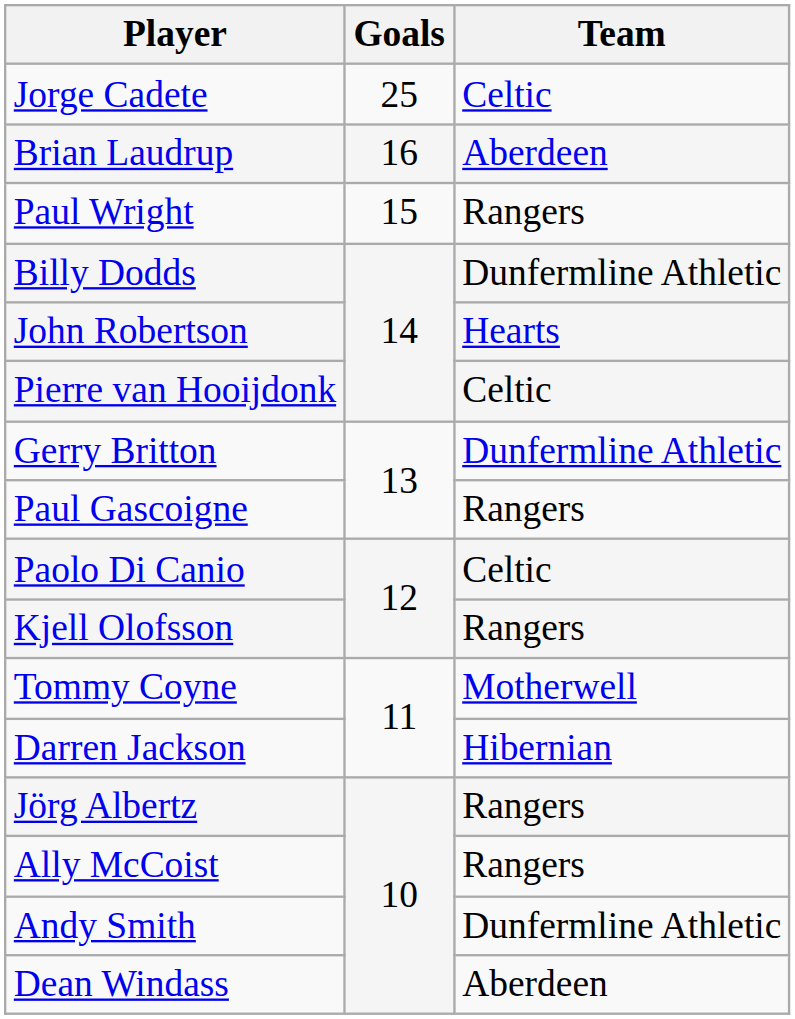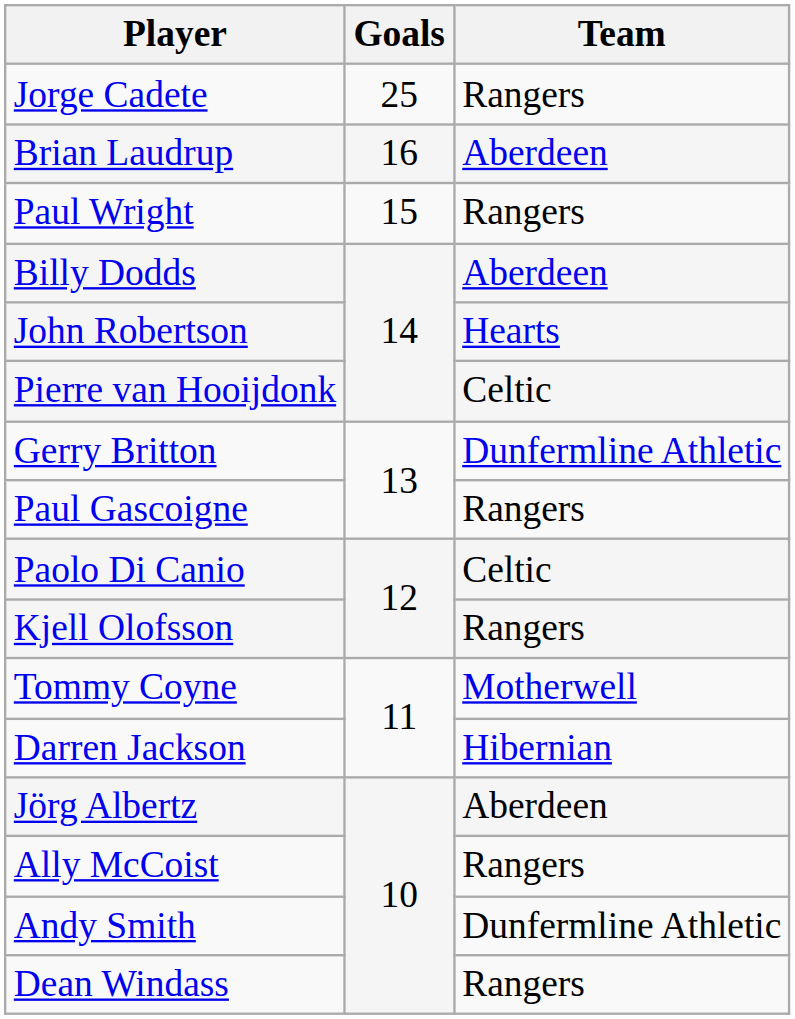(507, 93) Celtic -> (524, 93) Rangers
(622, 271) Dunfermline Athletic -> (535, 271) Aberdeen
(524, 806) Rangers -> (535, 806) Aberdeen
(535, 984) Aberdeen -> (524, 984) Rangers
